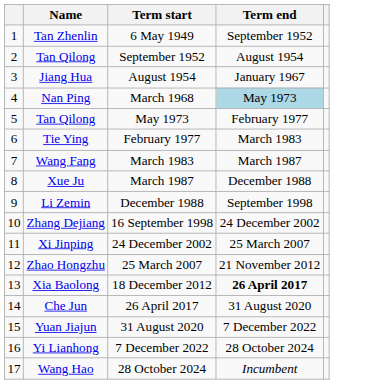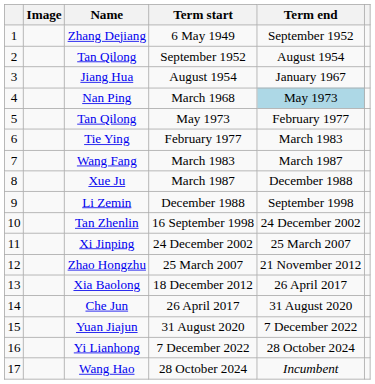+ column: (44, 14)
(66, 35) Tan Zhenlin -> (107, 35) Zhang Dejiang
(66, 222) Zhang Dejiang -> (107, 222) Tan Zhenlin
(270, 285) bold -> (311, 285) normal
